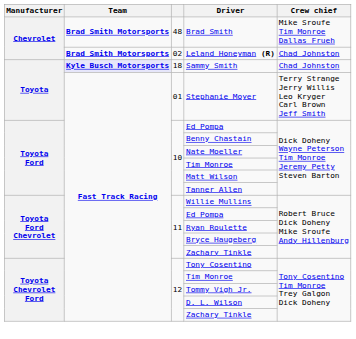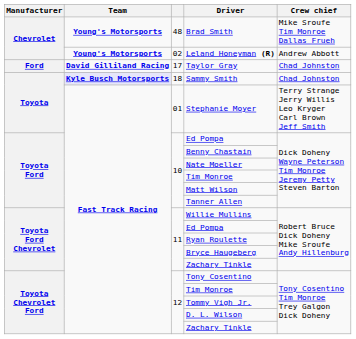(118, 32) Brad Smith Motorsports -> (118, 32) Young's Motorsports
(118, 54) Brad Smith Motorsports -> (118, 54) Young's Motorsports
(309, 54) Chad Johnston -> (309, 54) Andrew Abbott
+ row: (178, 66)
